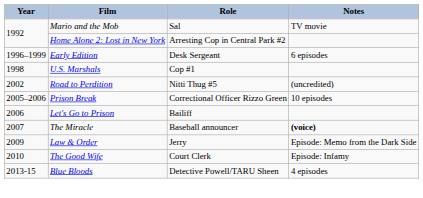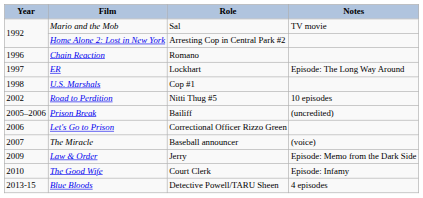+ row: (77, 55)
+ row: (55, 70)
- row: (74, 55)
(312, 84) (uncredited) -> (311, 99) 10 episodes
(228, 99) Correctional Officer Rizzo Green -> (181, 113) Bailiff
(311, 99) 10 episodes -> (312, 113) (uncredited)
(181, 113) Bailiff -> (228, 128) Correctional Officer Rizzo Green
(303, 128) bold -> (303, 142) normal
